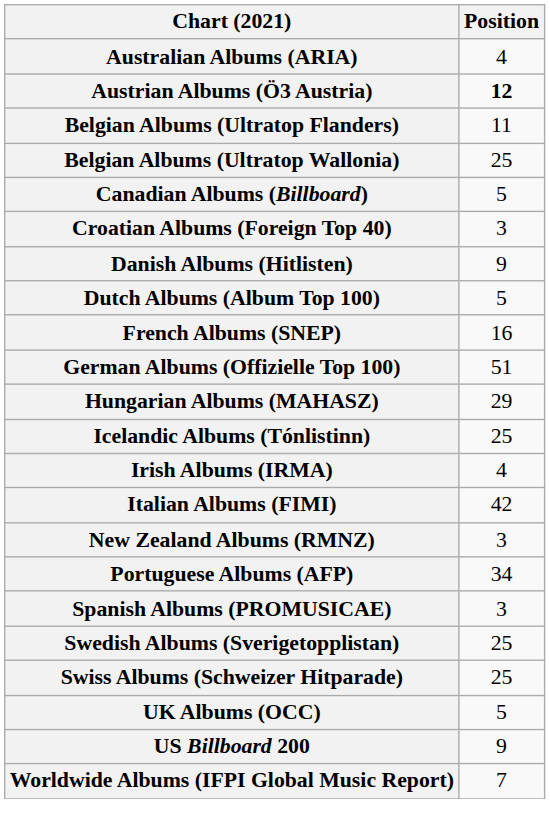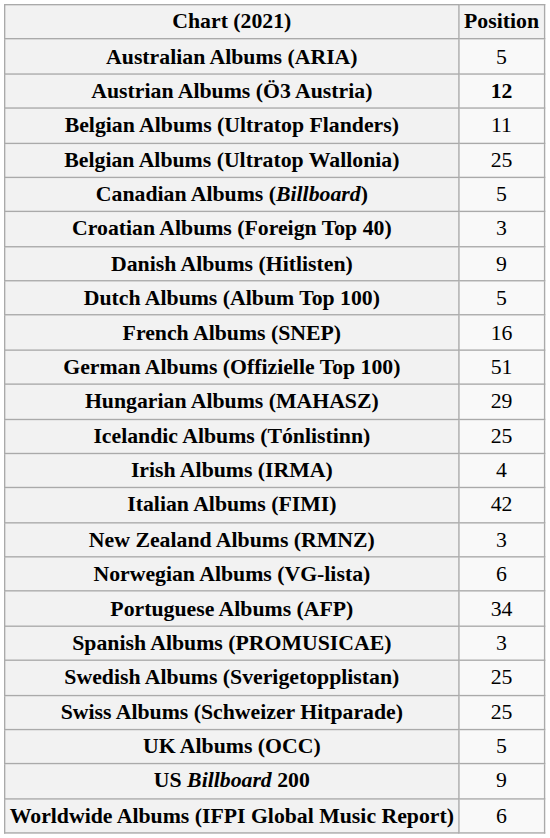(502, 56) 4 -> (502, 56) 5
+ row: (232, 573)
(502, 780) 7 -> (502, 815) 6
